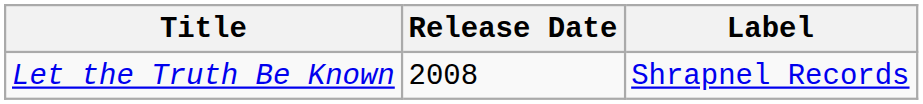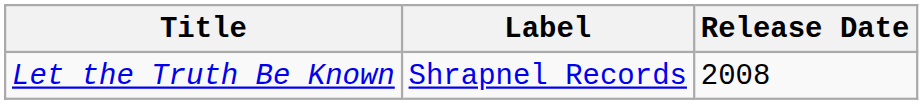columns swapped: (513, 29) <-> (770, 29)
